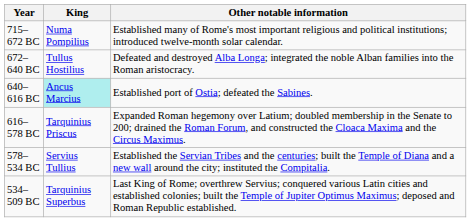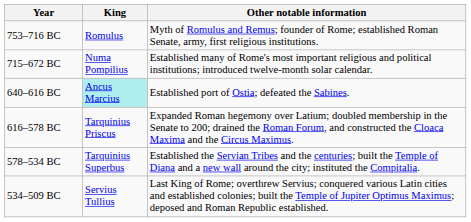+ row: (34, 35)
- row: (23, 64)
(62, 161) Servius Tullius -> (108, 161) Tarquinius Superbus
(69, 196) Tarquinius Superbus -> (101, 196) Servius Tullius
